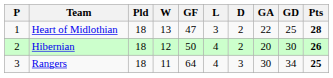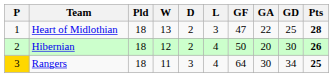columns swapped: (241, 13) <-> (191, 13)
(17, 64) no background -> (17, 64) gold background
